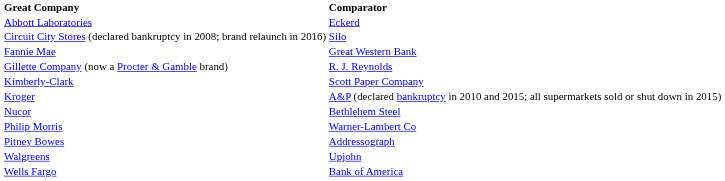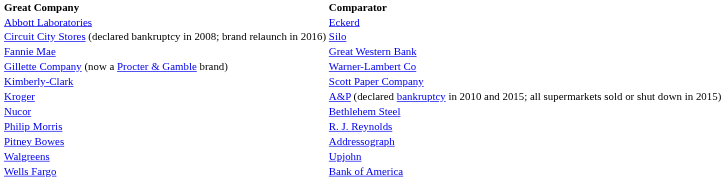(361, 67) R. J. Reynolds -> (373, 67) Warner-Lambert Co
(373, 127) Warner-Lambert Co -> (361, 127) R. J. Reynolds
